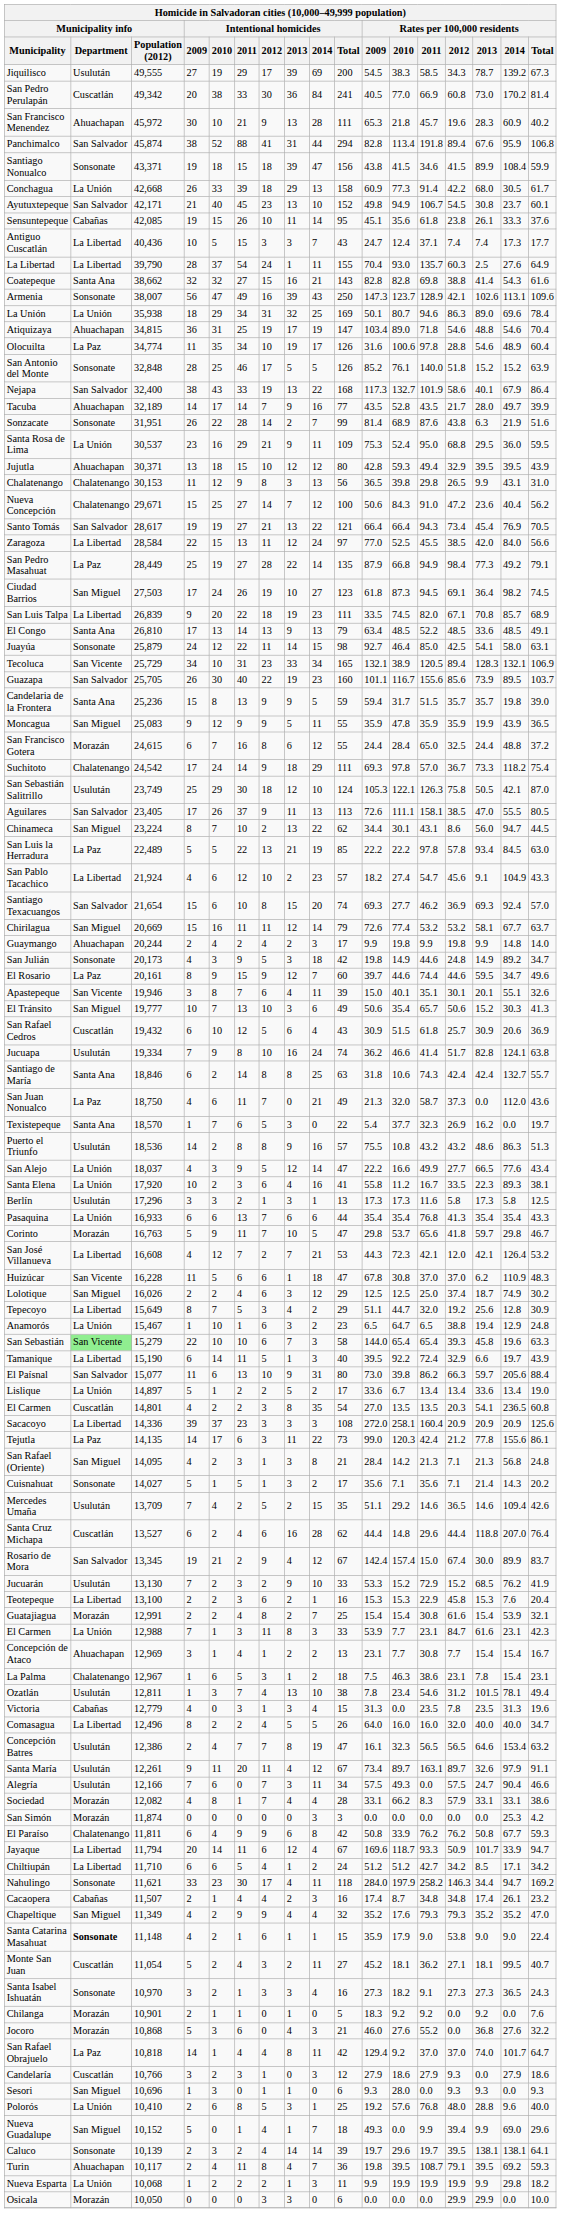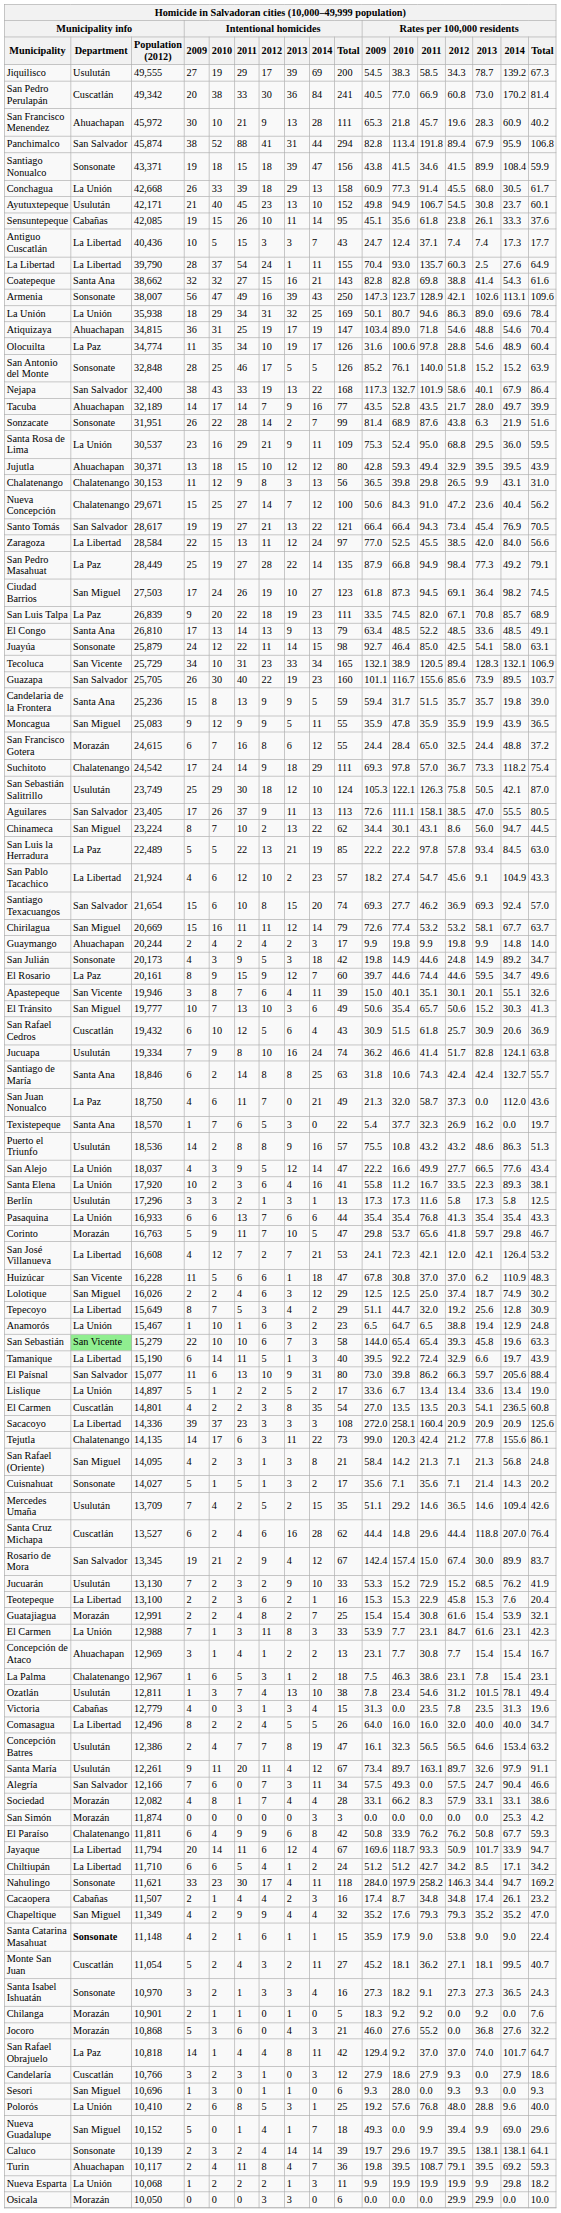(484, 144) 67.6 -> (484, 144) 67.9
(457, 188) 42.2 -> (457, 188) 45.5
(100, 204) San Salvador -> (92, 204) Usulután
(97, 615) La Libertad -> (87, 615) La Paz
(373, 1255) 44.3 -> (373, 1255) 24.1
(87, 1440) La Paz -> (101, 1440) Chalatenango
(373, 1462) 28.4 -> (373, 1462) 58.4
(92, 1785) Usulután -> (100, 1785) San Salvador
